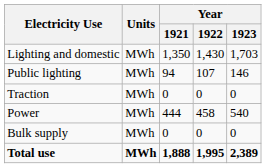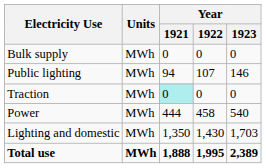rows swapped: (63, 53) <-> (38, 133)
(165, 93) no background -> (165, 93) paleturquoise background
